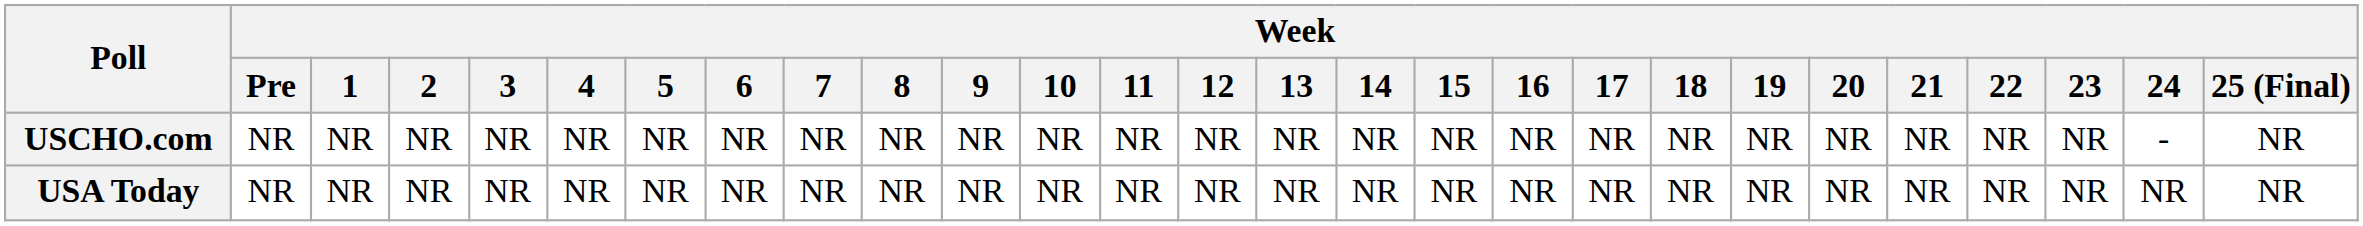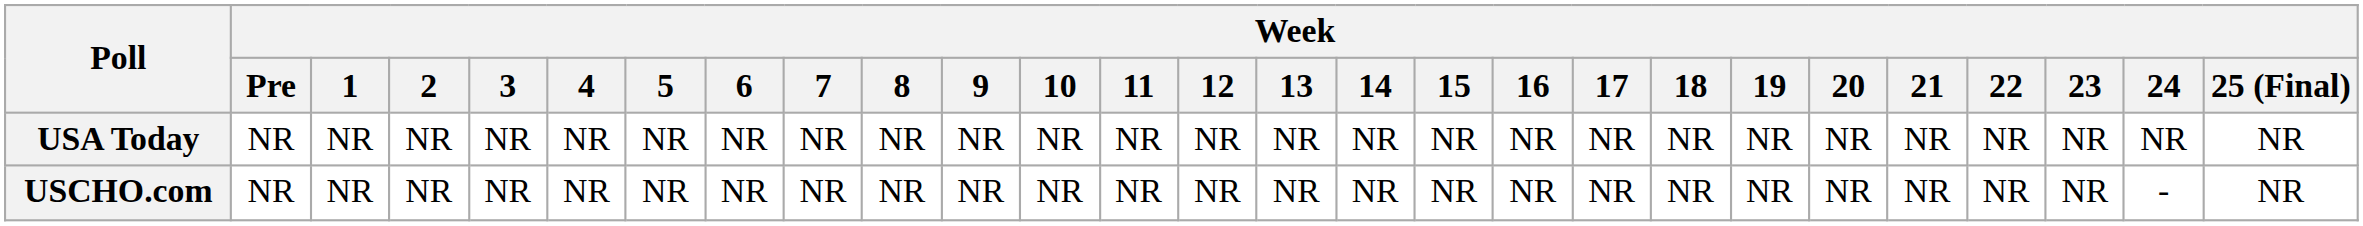rows swapped: (118, 138) <-> (118, 191)
